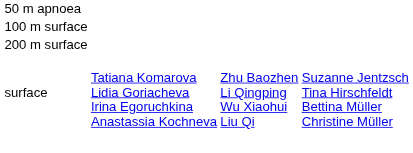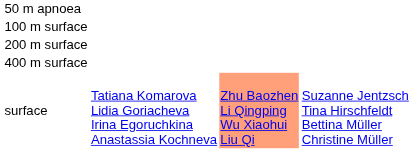+ row: (46, 63)
(259, 99) no background -> (259, 117) lightsalmon background
